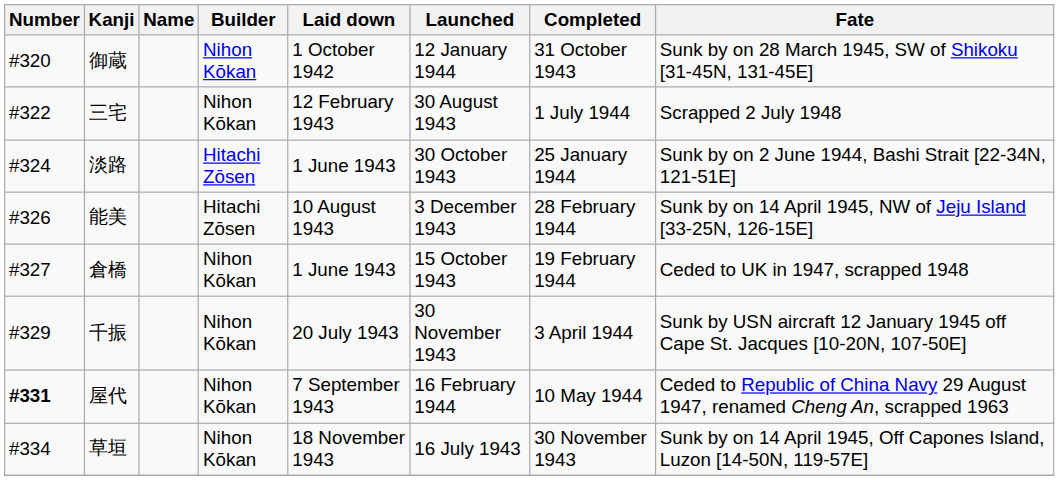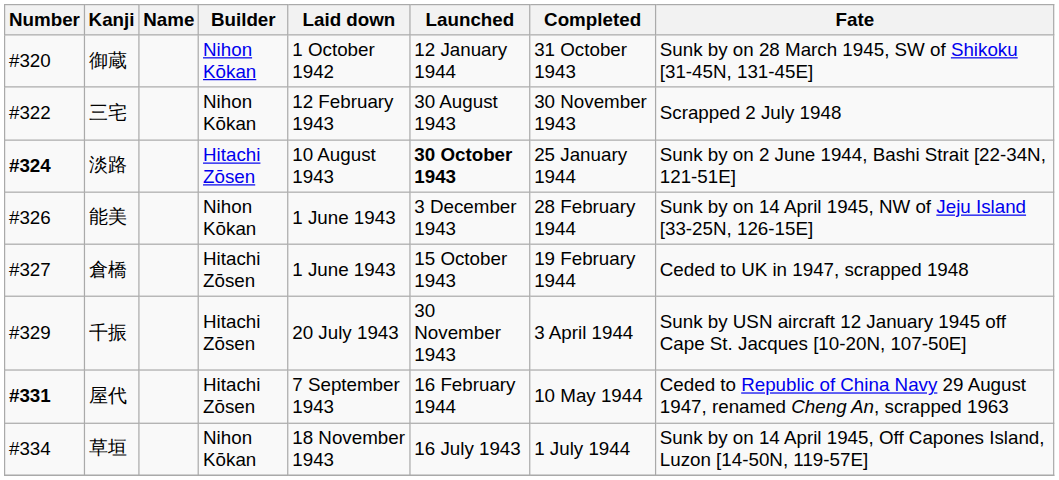(582, 112) 1 July 1944 -> (591, 112) 30 November 1943
(30, 165) normal -> (30, 165) bold
(344, 165) 1 June 1943 -> (334, 165) 10 August 1943
(461, 165) normal -> (463, 165) bold
(232, 217) Hitachi Zōsen -> (230, 217) Nihon Kōkan
(334, 217) 10 August 1943 -> (344, 217) 1 June 1943
(230, 269) Nihon Kōkan -> (232, 269) Hitachi Zōsen
(230, 332) Nihon Kōkan -> (232, 332) Hitachi Zōsen
(230, 395) Nihon Kōkan -> (232, 395) Hitachi Zōsen
(591, 448) 30 November 1943 -> (582, 448) 1 July 1944
